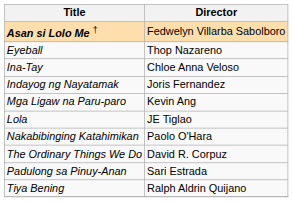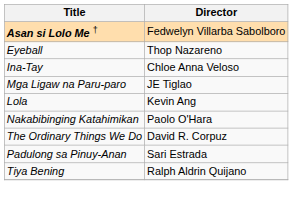- row: (63, 85)
(172, 102) Kevin Ang -> (169, 85) JE Tiglao
(169, 119) JE Tiglao -> (172, 102) Kevin Ang
